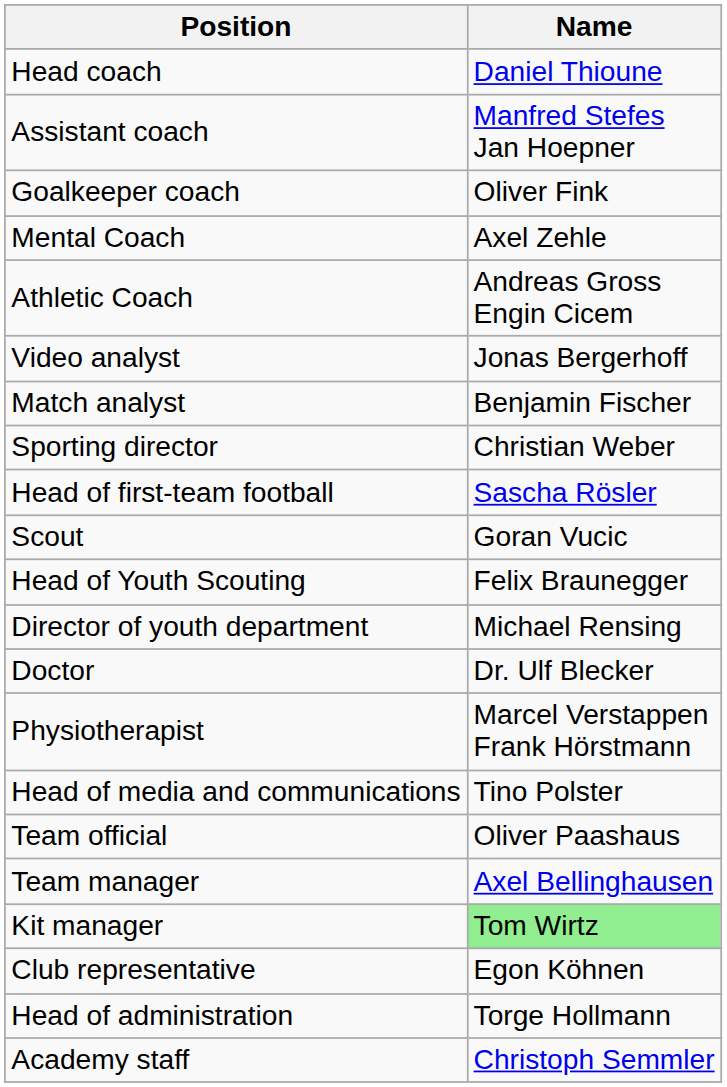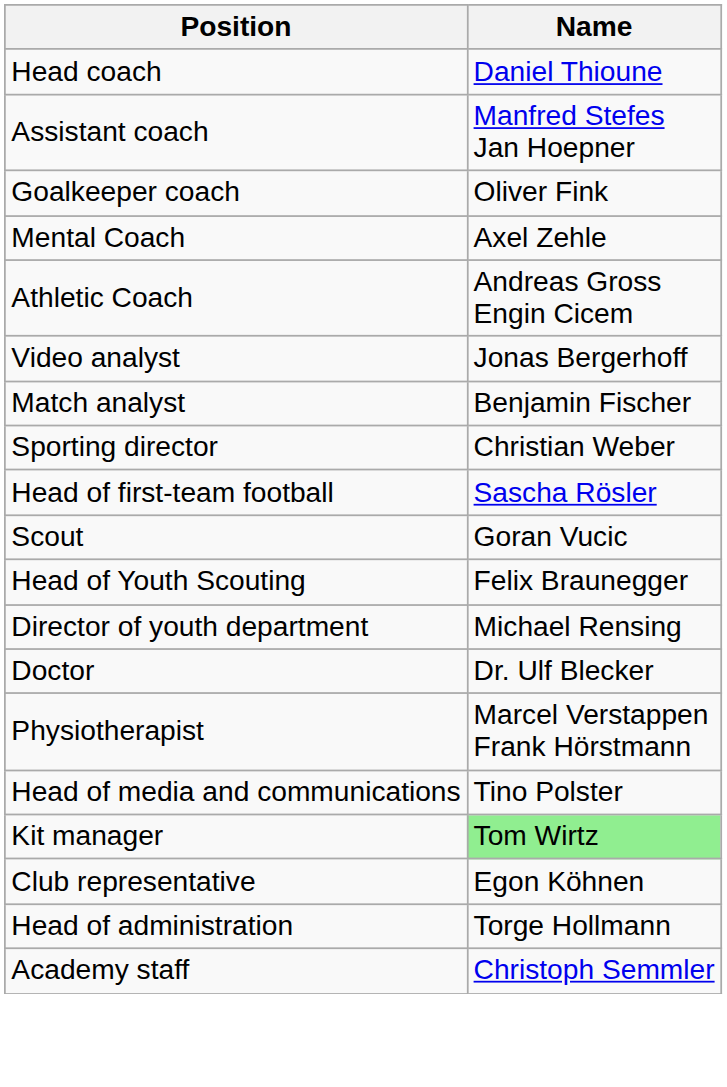- row: (89, 836)
- row: (105, 881)
